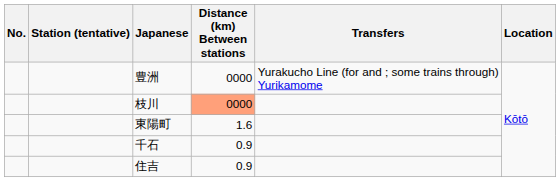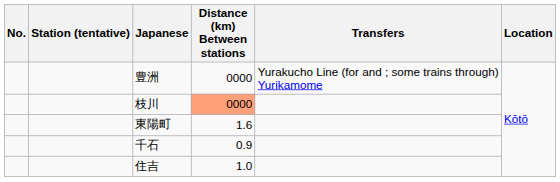(244, 166) 0.9 -> (244, 166) 1.0
